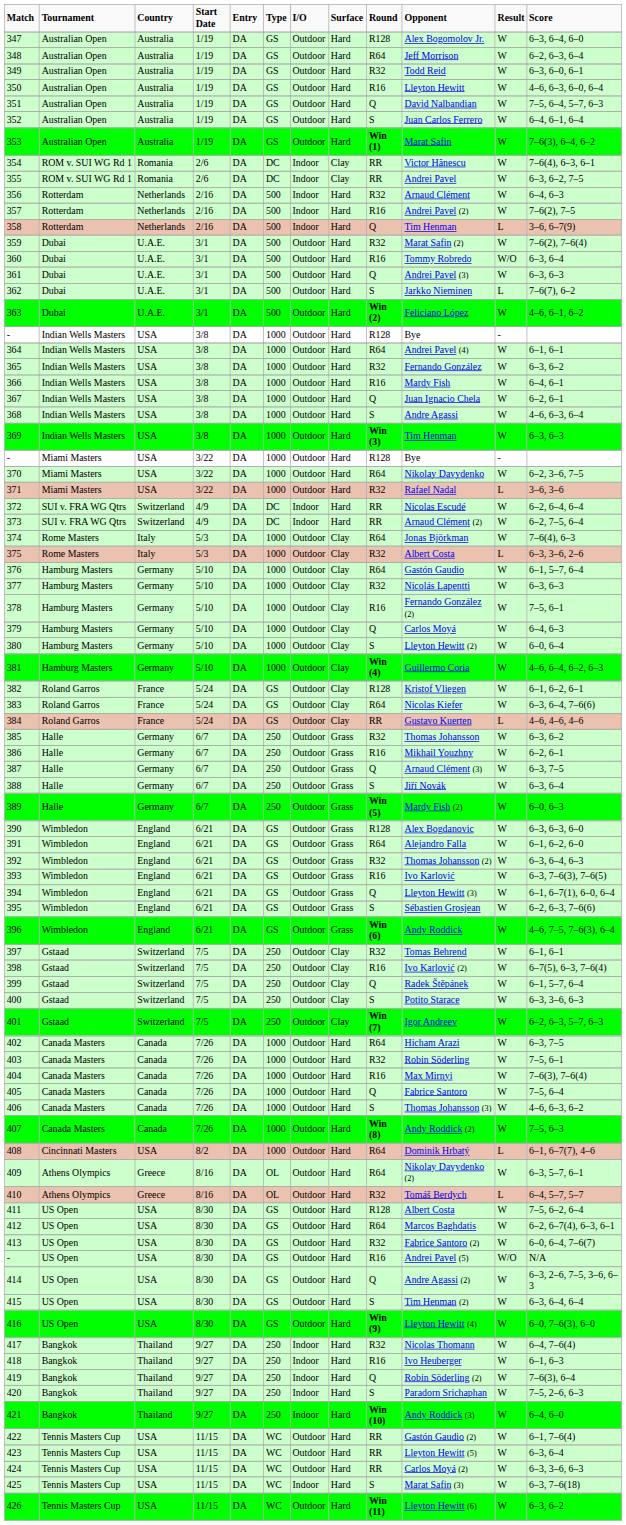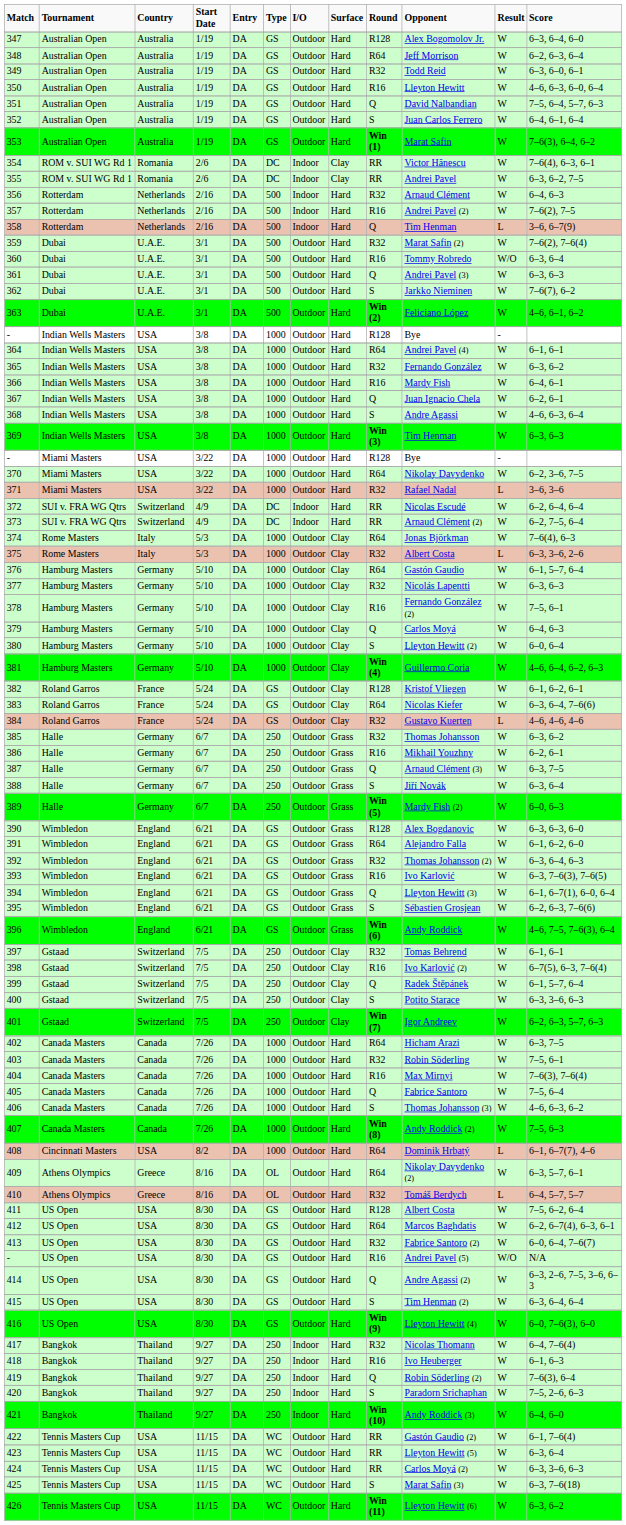(501, 291) L -> (502, 291) W
(375, 721) RR -> (377, 721) R32
(306, 1485) Indoor -> (309, 1485) Outdoor
